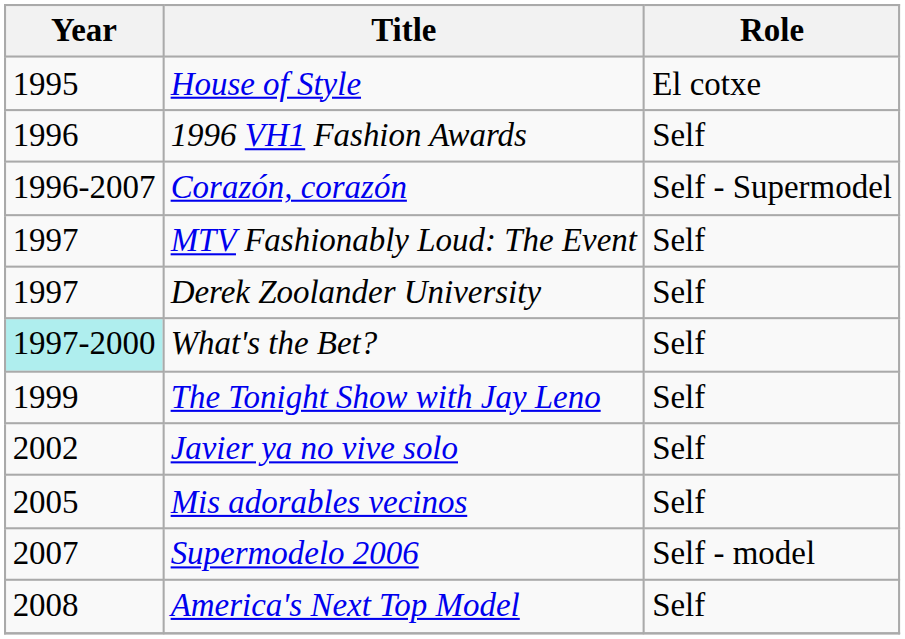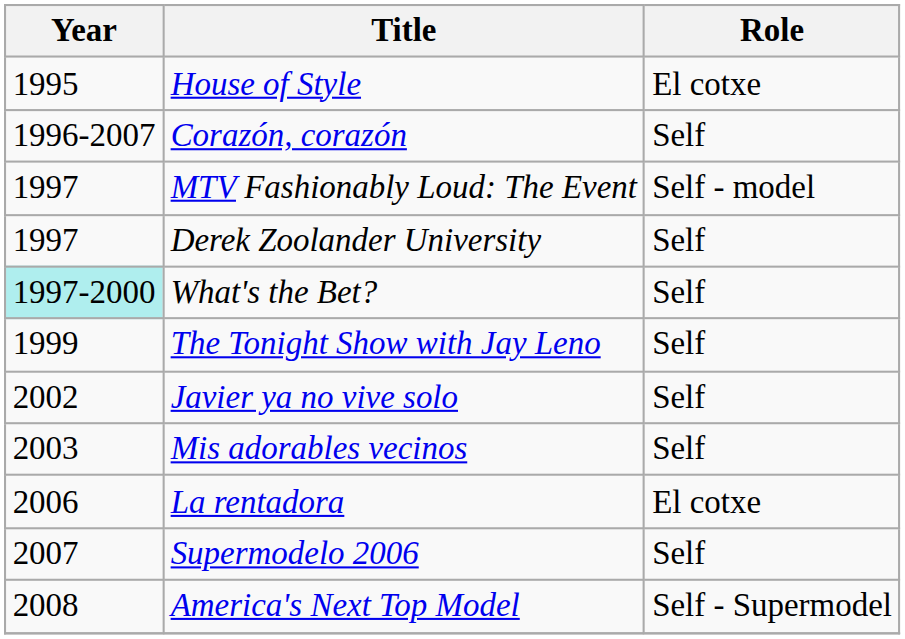- row: (349, 135)
(772, 187) Self - Supermodel -> (679, 135) Self
(679, 239) Self -> (734, 187) Self - model
(46, 501) 2005 -> (46, 448) 2003
+ row: (257, 501)
(734, 553) Self - model -> (679, 553) Self
(679, 605) Self -> (772, 605) Self - Supermodel
